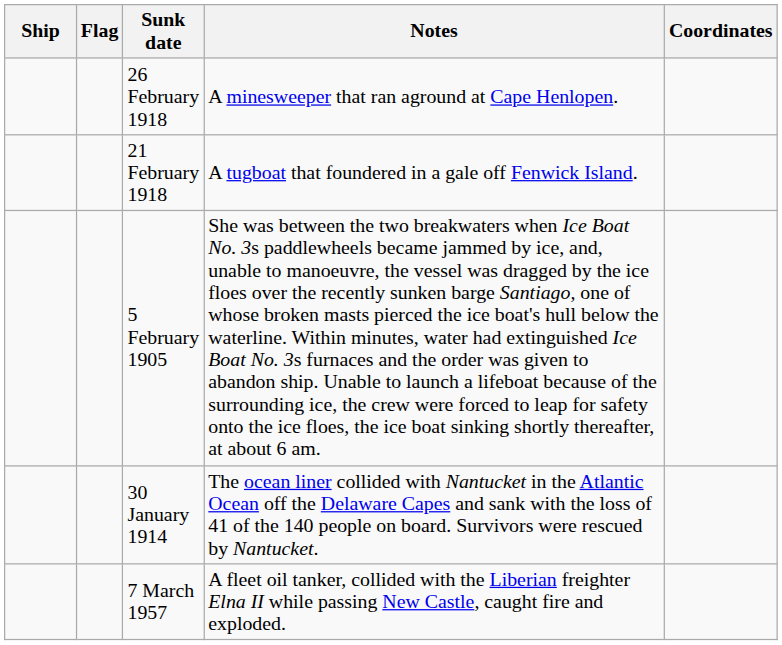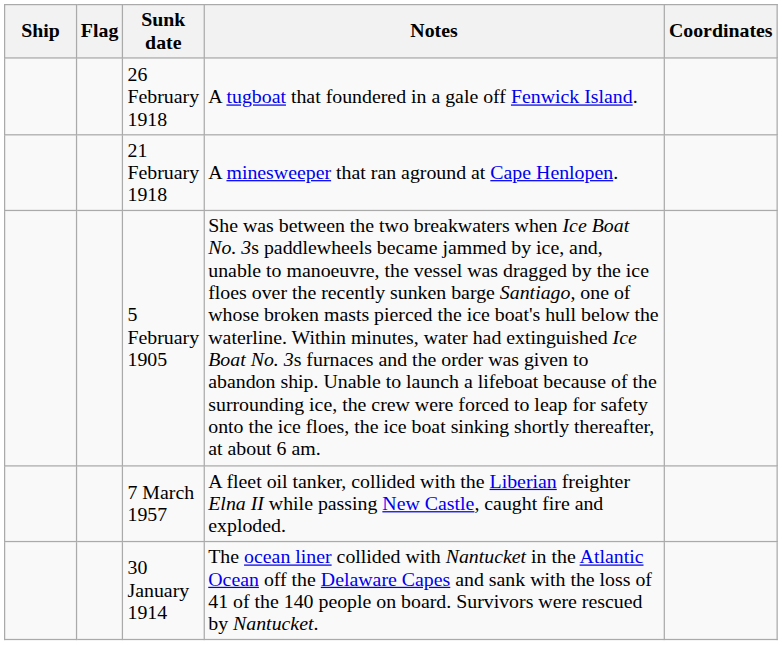(413, 96) A minesweeper that ran aground at Cape Henlopen. -> (423, 96) A tugboat that foundered in a gale off Fenwick Island.
(423, 172) A tugboat that foundered in a gale off Fenwick Island. -> (413, 172) A minesweeper that ran aground at Cape Henlopen.
rows swapped: (161, 601) <-> (158, 514)
